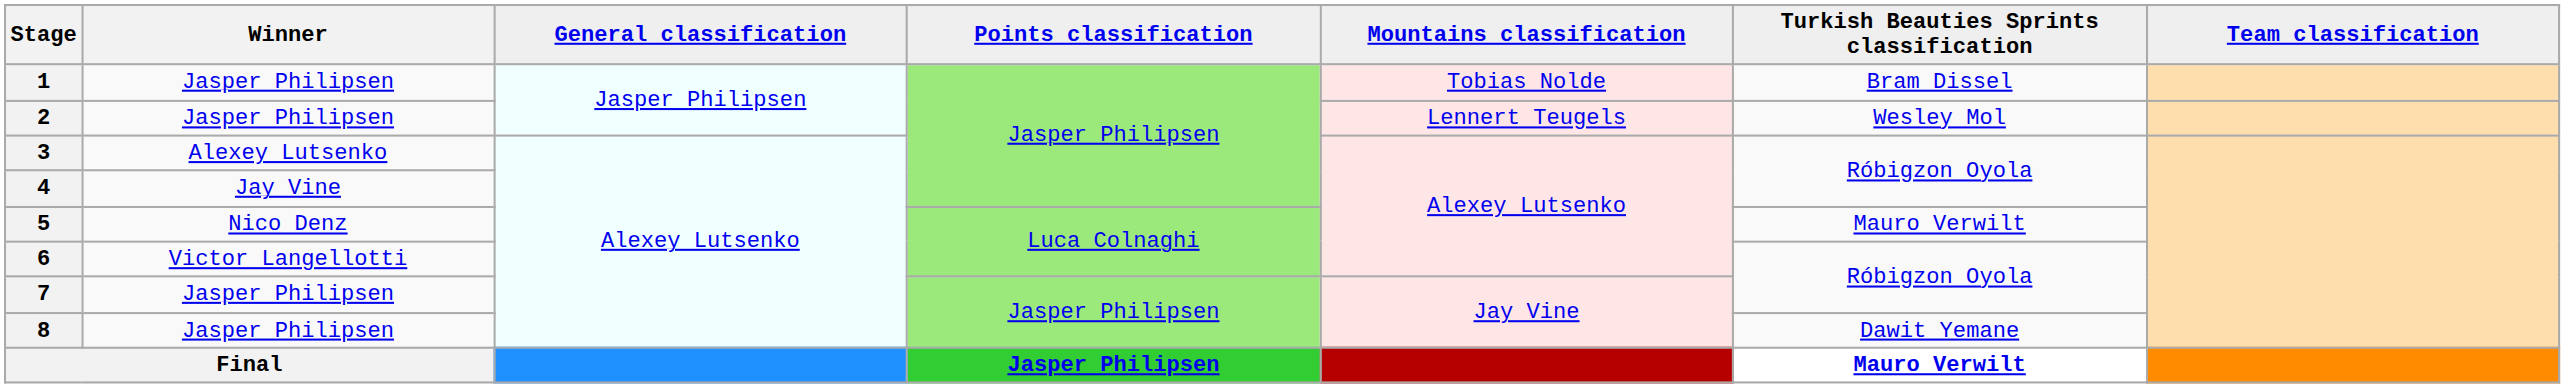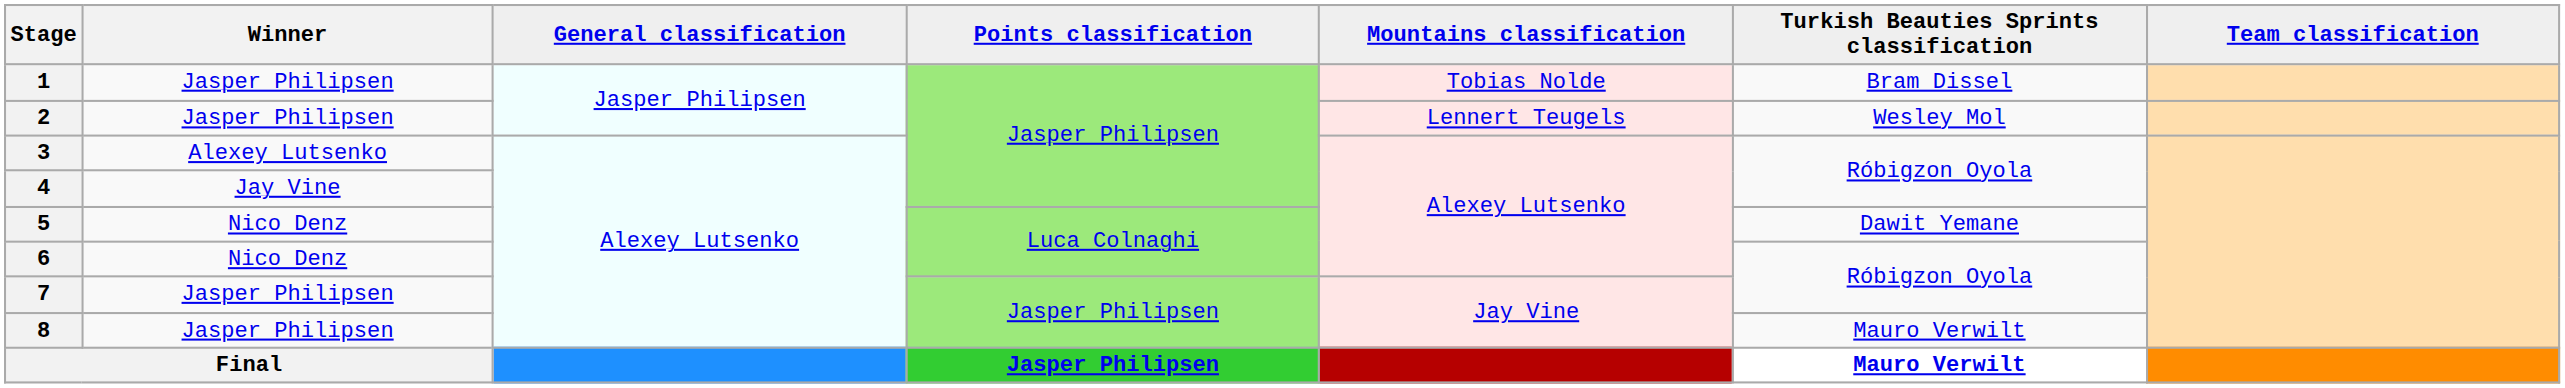(1940, 224) Mauro Verwilt -> (1939, 224) Dawit Yemane
(288, 259) Victor Langellotti -> (288, 259) Nico Denz
(1940, 330) Dawit Yemane -> (1939, 330) Mauro Verwilt
